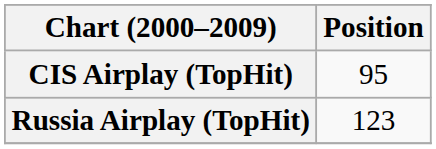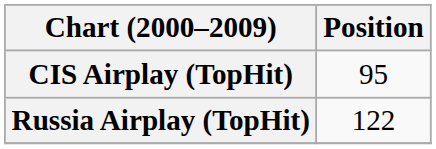(373, 119) 123 -> (373, 119) 122
